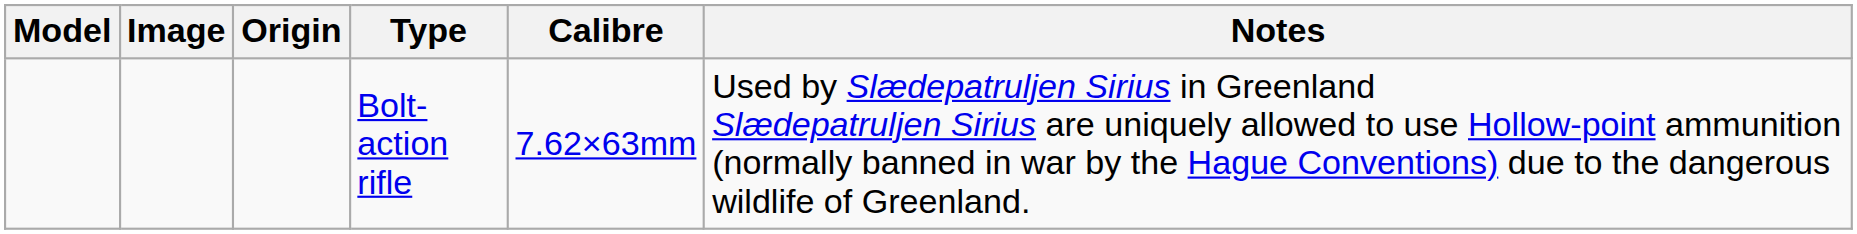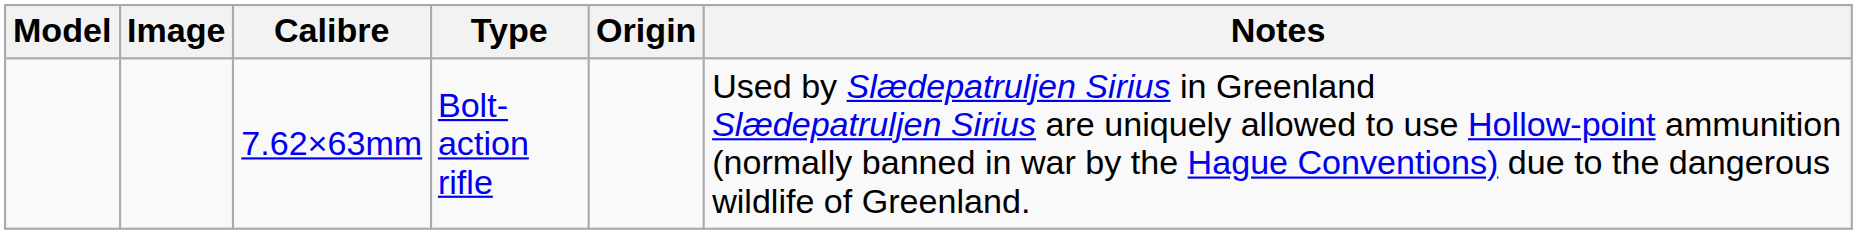columns swapped: (291, 31) <-> (606, 31)
